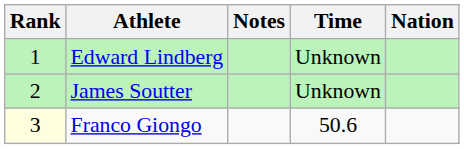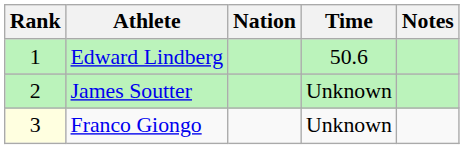columns swapped: (422, 21) <-> (259, 21)
(338, 56) Unknown -> (349, 56) 50.6
(338, 125) 50.6 -> (349, 125) Unknown
